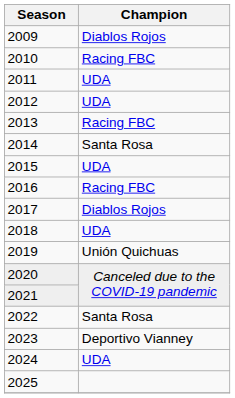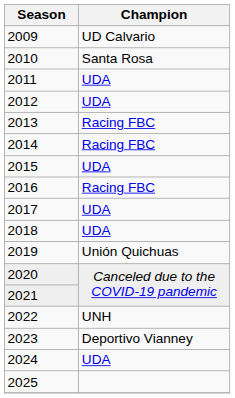(124, 36) Diablos Rojos -> (118, 36) UD Calvario
(118, 58) Racing FBC -> (117, 58) Santa Rosa
(117, 144) Santa Rosa -> (118, 144) Racing FBC
(124, 209) Diablos Rojos -> (96, 209) UDA
(117, 317) Santa Rosa -> (97, 317) UNH
